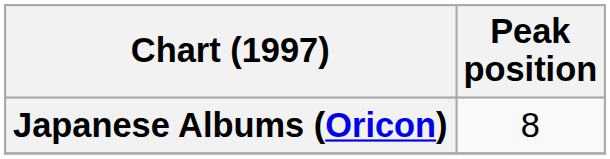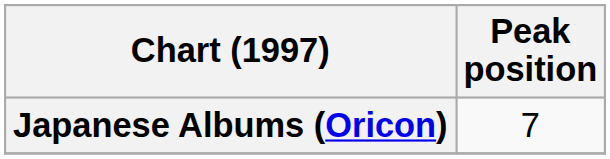(530, 125) 8 -> (530, 125) 7
